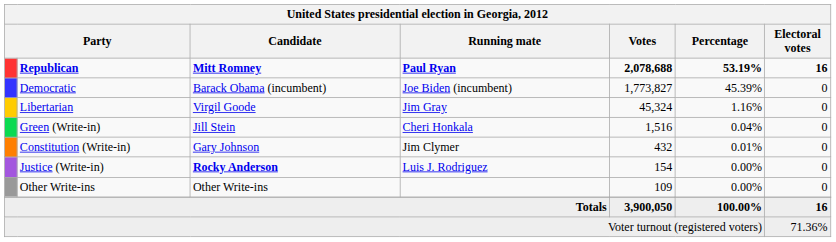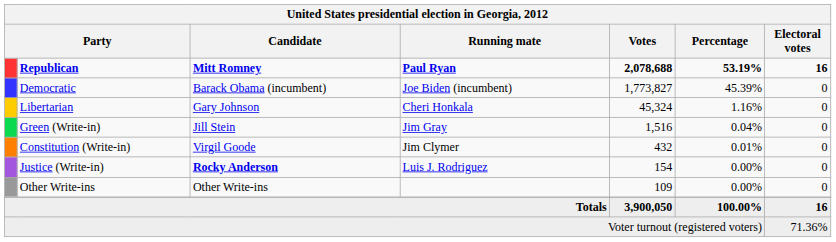(224, 108) Virgil Goode -> (226, 108) Gary Johnson
(425, 108) Jim Gray -> (438, 108) Cheri Honkala
(438, 127) Cheri Honkala -> (425, 127) Jim Gray
(226, 147) Gary Johnson -> (224, 147) Virgil Goode
